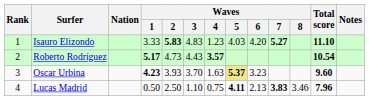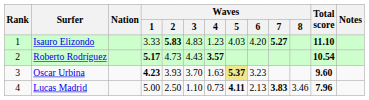(152, 88) 0.50 -> (152, 88) 5.00
(215, 88) 0.75 -> (215, 88) 0.73
